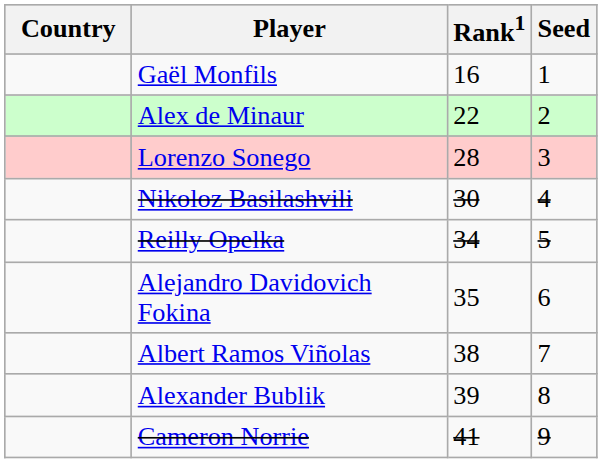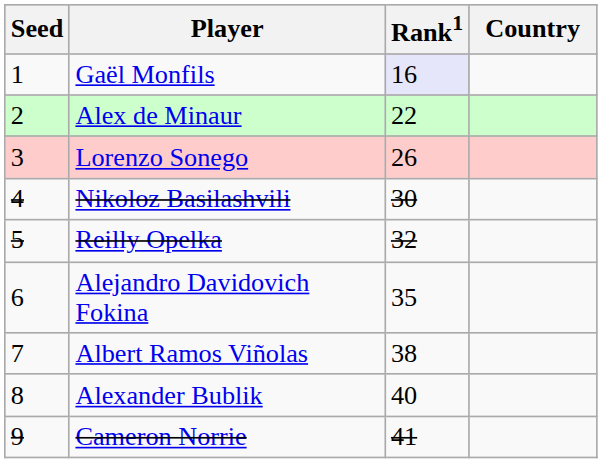columns swapped: (68, 28) <-> (564, 28)
(466, 74) no background -> (404, 74) lavender background
(466, 157) 28 -> (404, 157) 26
(466, 240) 34 -> (404, 240) 32
(466, 394) 39 -> (404, 394) 40
